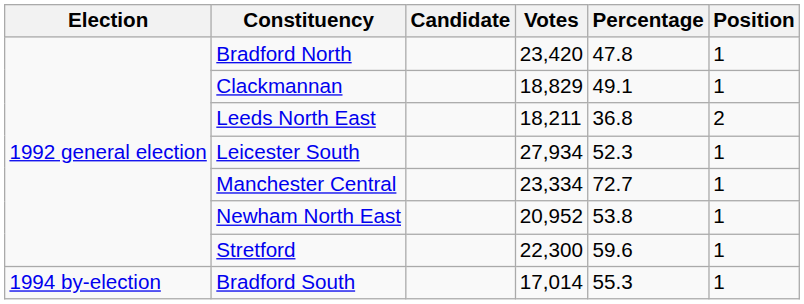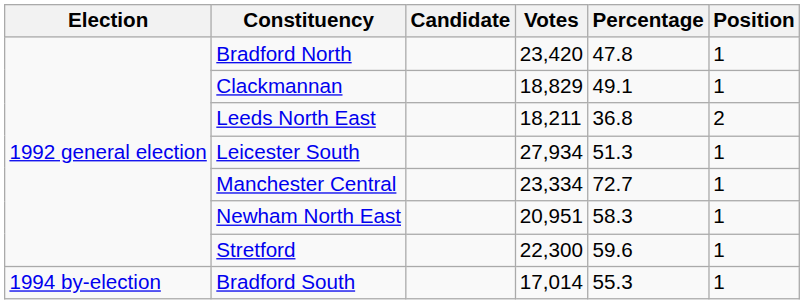(613, 151) 52.3 -> (613, 151) 51.3
(551, 217) 20,952 -> (551, 217) 20,951
(613, 217) 53.8 -> (613, 217) 58.3
